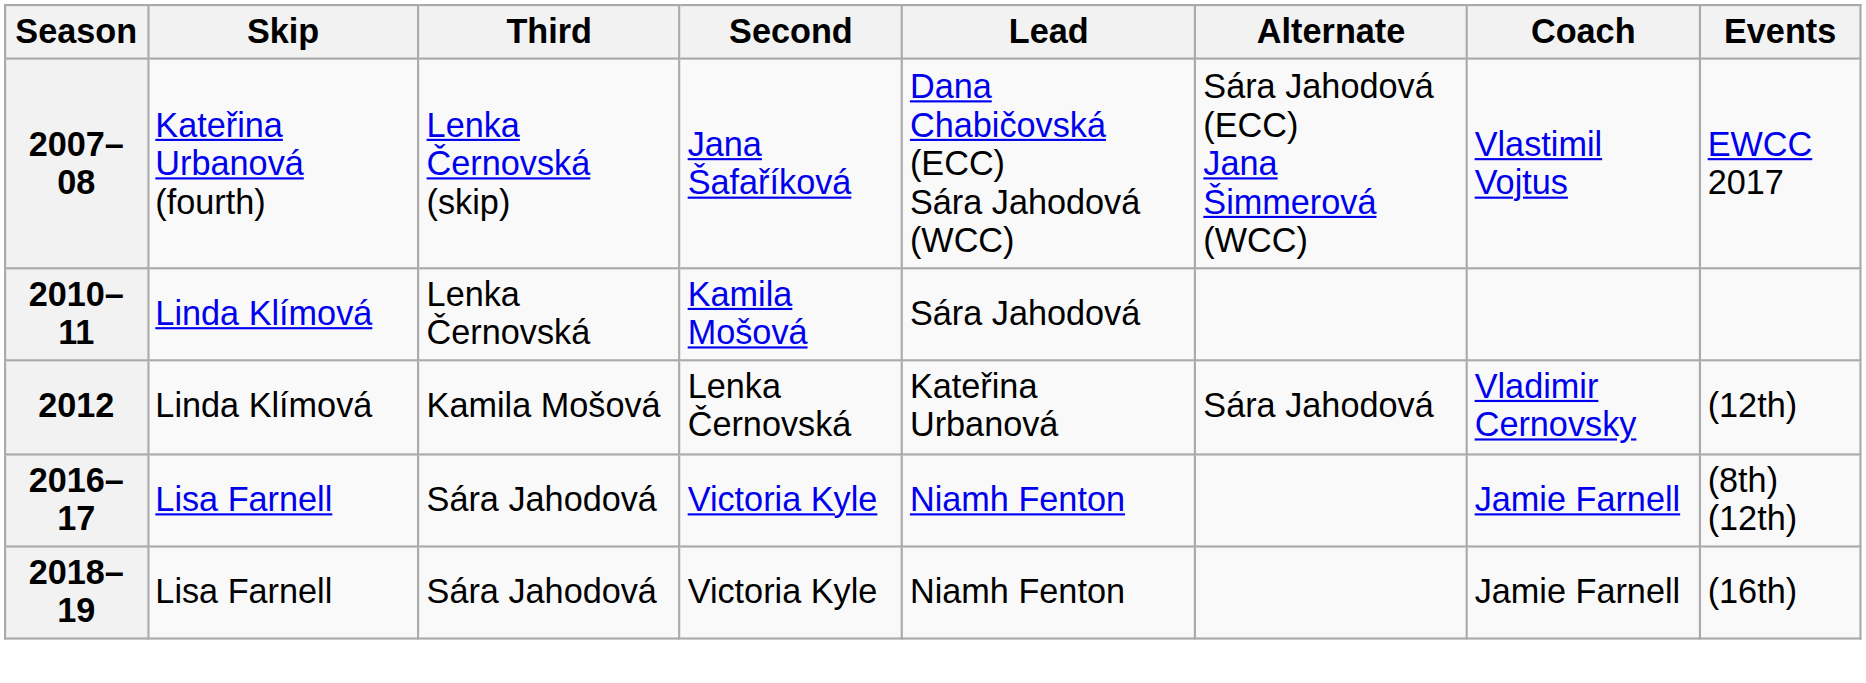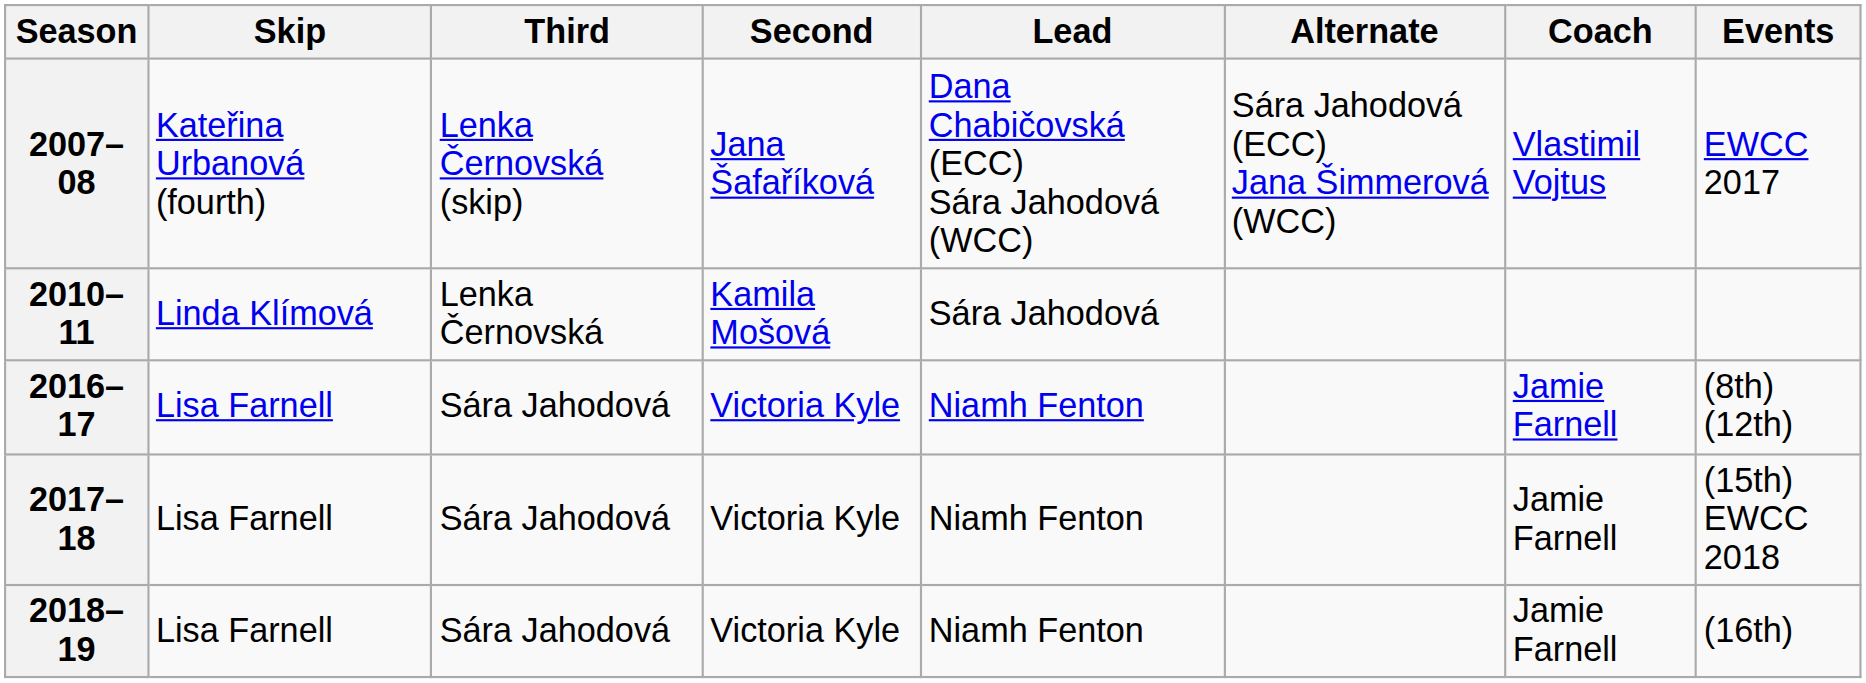- row: (76, 406)
+ row: (77, 518)
